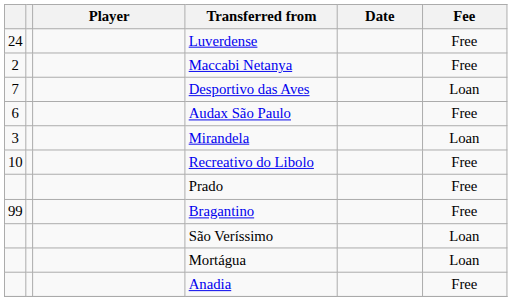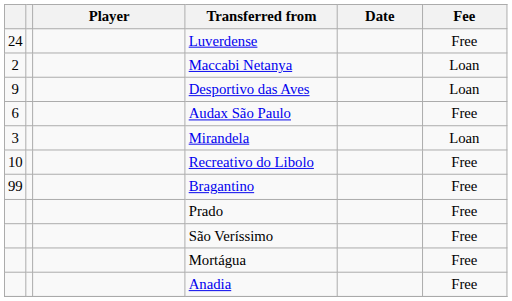(464, 65) Free -> (464, 65) Loan
(15, 89) 7 -> (15, 89) 9
rows swapped: (221, 211) <-> (206, 187)
(464, 235) Loan -> (464, 235) Free
(464, 259) Loan -> (464, 259) Free
